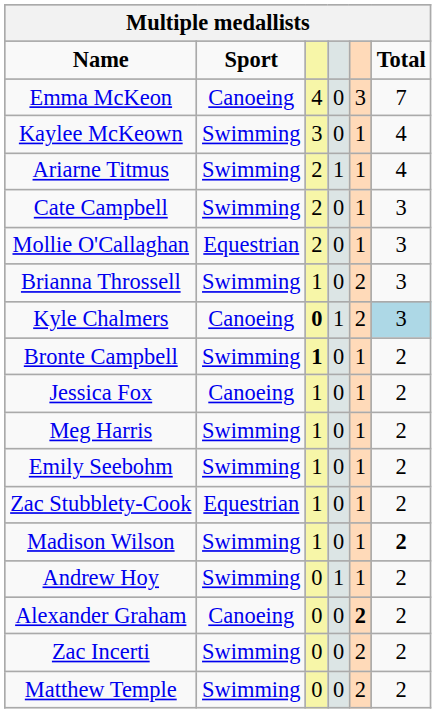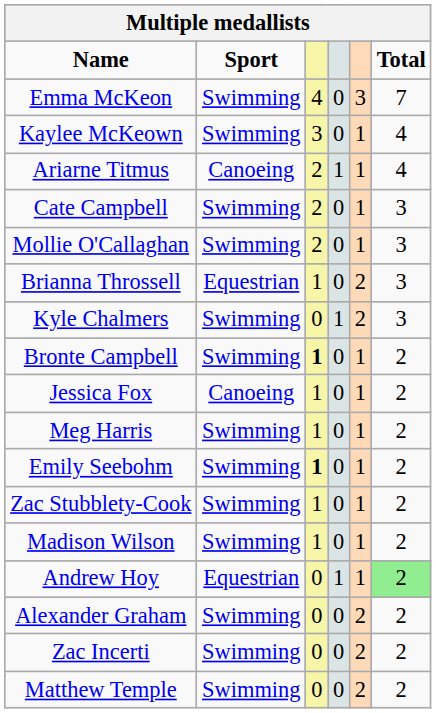(251, 96) Canoeing -> (251, 96) Swimming
(251, 170) Swimming -> (251, 170) Canoeing
(251, 244) Equestrian -> (251, 244) Swimming
(251, 281) Swimming -> (251, 281) Equestrian
(251, 318) Canoeing -> (251, 318) Swimming
(317, 318) bold -> (317, 318) normal
(401, 318) lightblue background -> (401, 318) no background
(317, 466) normal -> (317, 466) bold
(251, 503) Equestrian -> (251, 503) Swimming
(401, 540) bold -> (401, 540) normal
(251, 577) Swimming -> (251, 577) Equestrian
(401, 577) no background -> (401, 577) lightgreen background
(251, 614) Canoeing -> (251, 614) Swimming
(360, 614) bold -> (360, 614) normal
